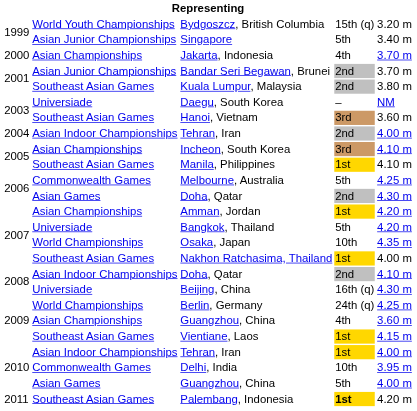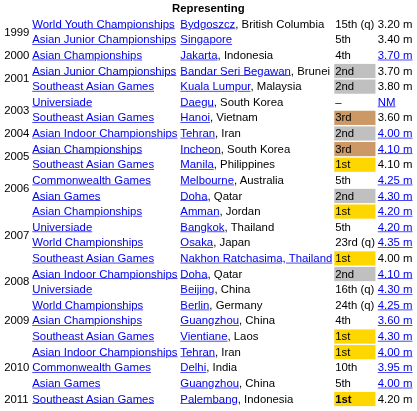(346, 242) 10th -> (355, 242) 23rd (q)
(394, 336) 4.15 m -> (395, 336) 4.30 m
